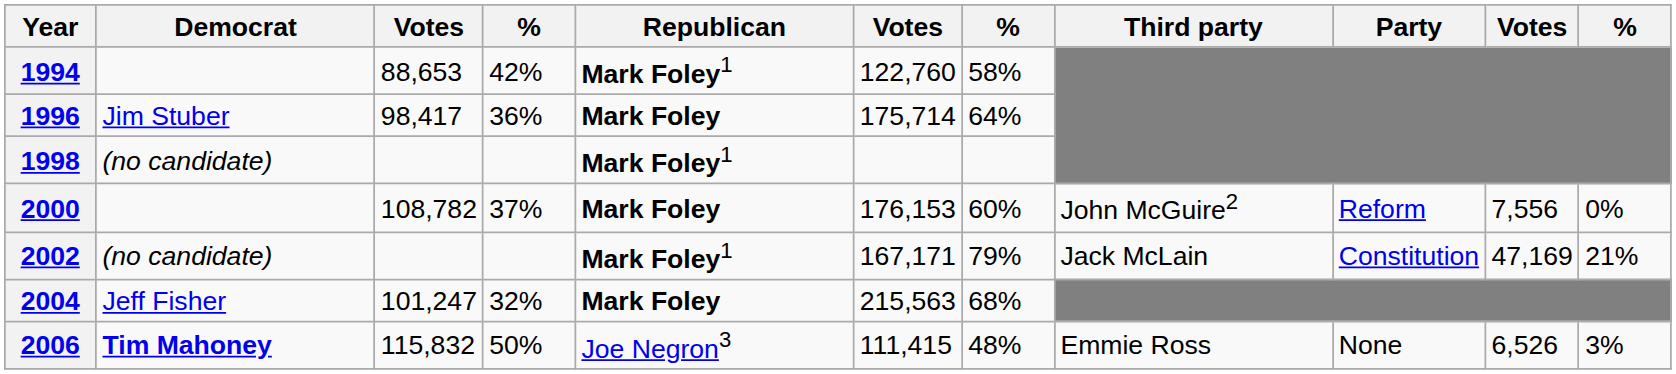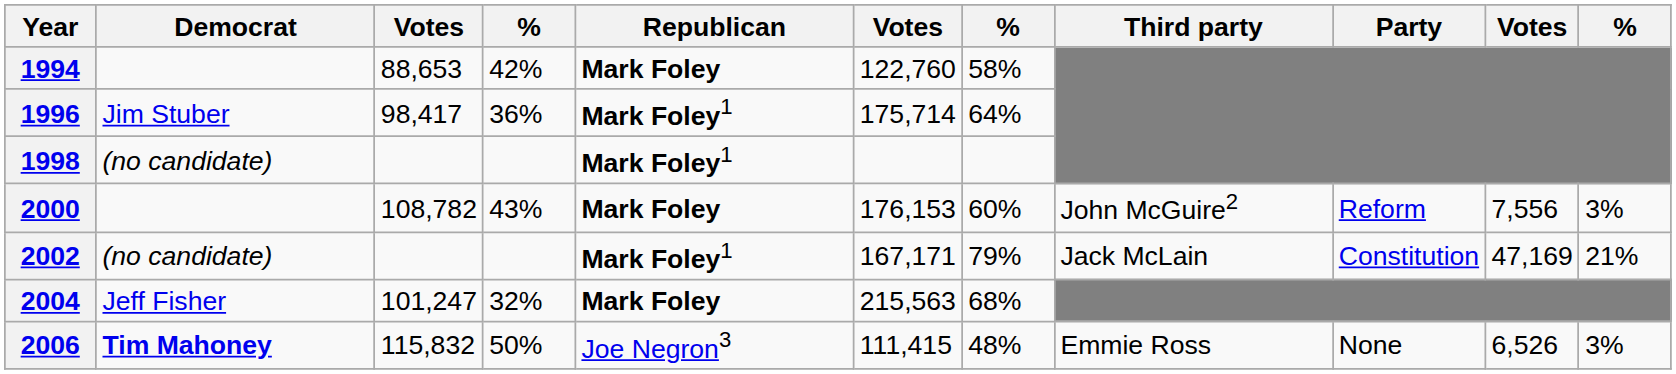(657, 71) Mark Foley1 -> (651, 68) Mark Foley
(651, 116) Mark Foley -> (657, 113) Mark Foley1
(516, 208) 37% -> (516, 208) 43%
(1604, 208) 0% -> (1604, 208) 3%
